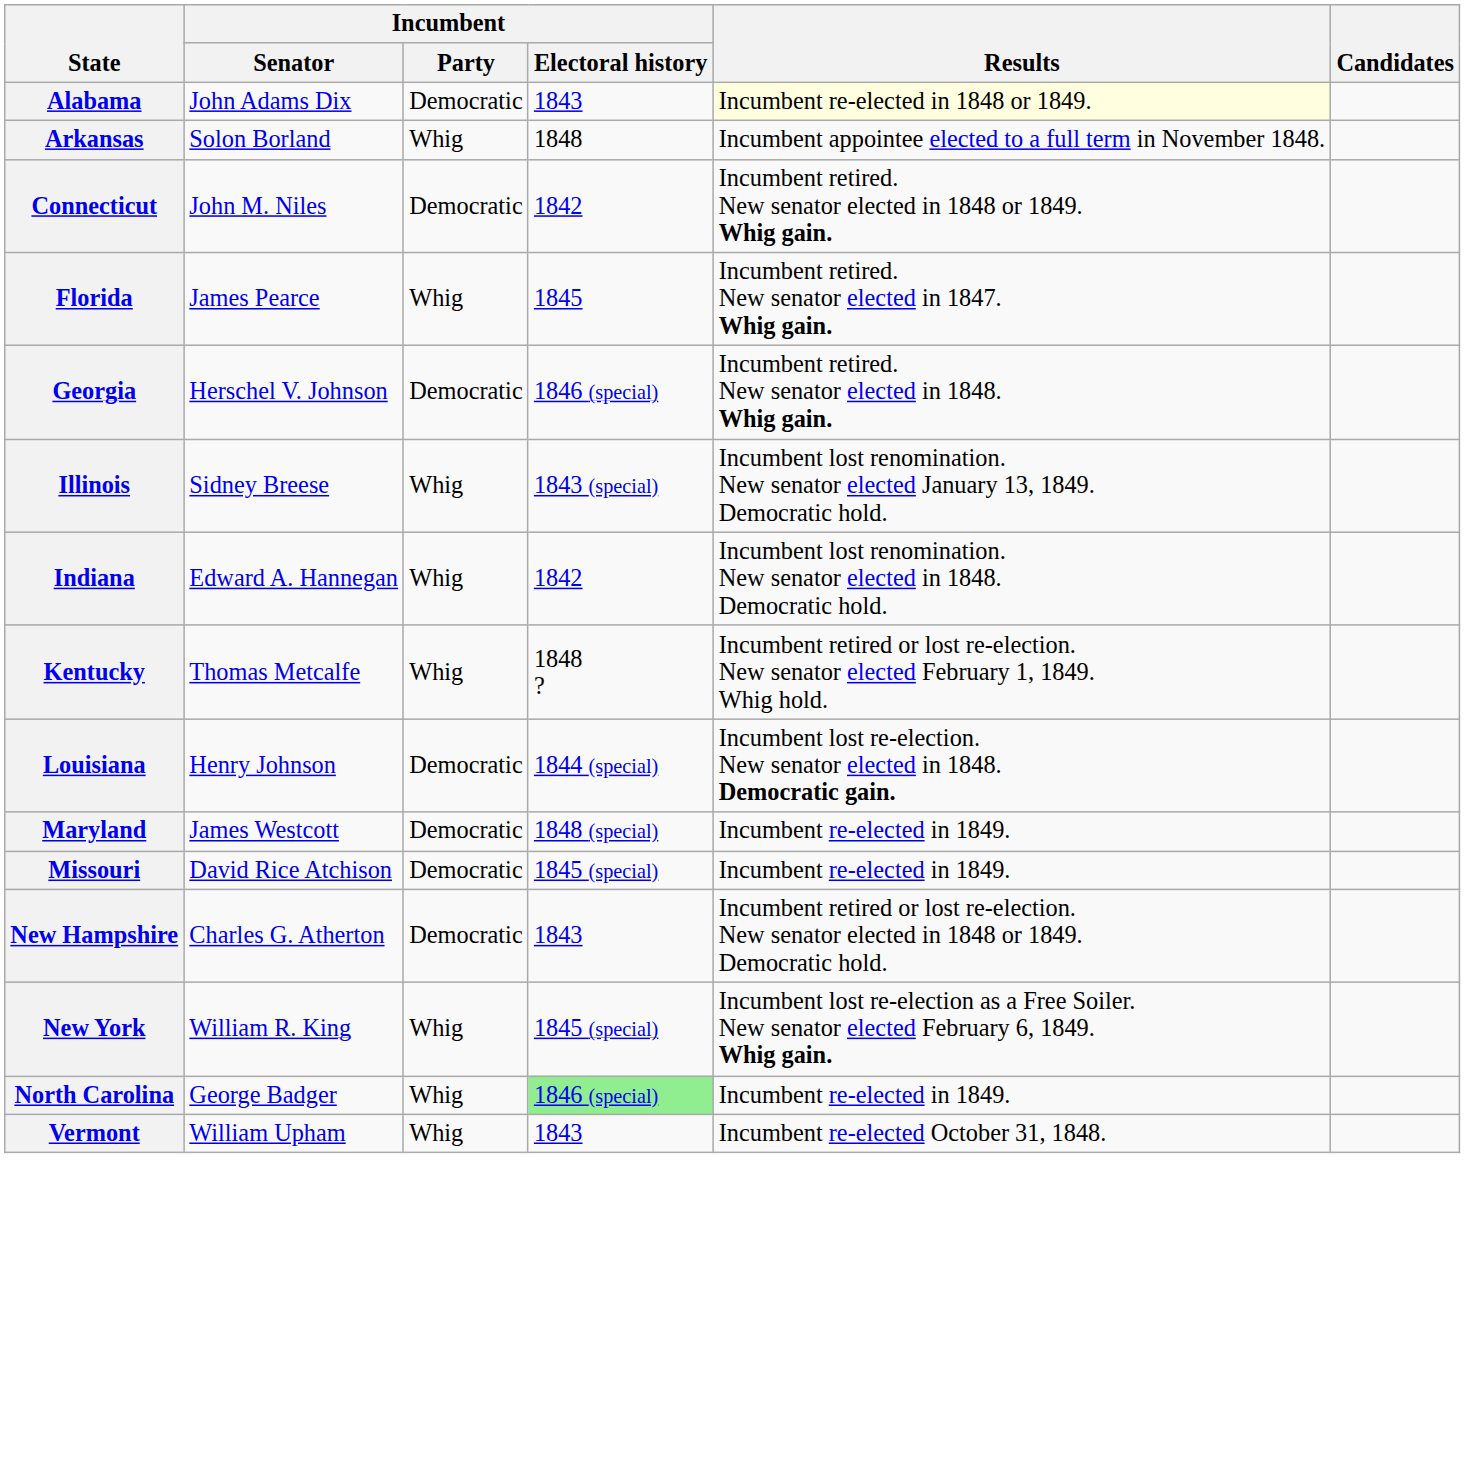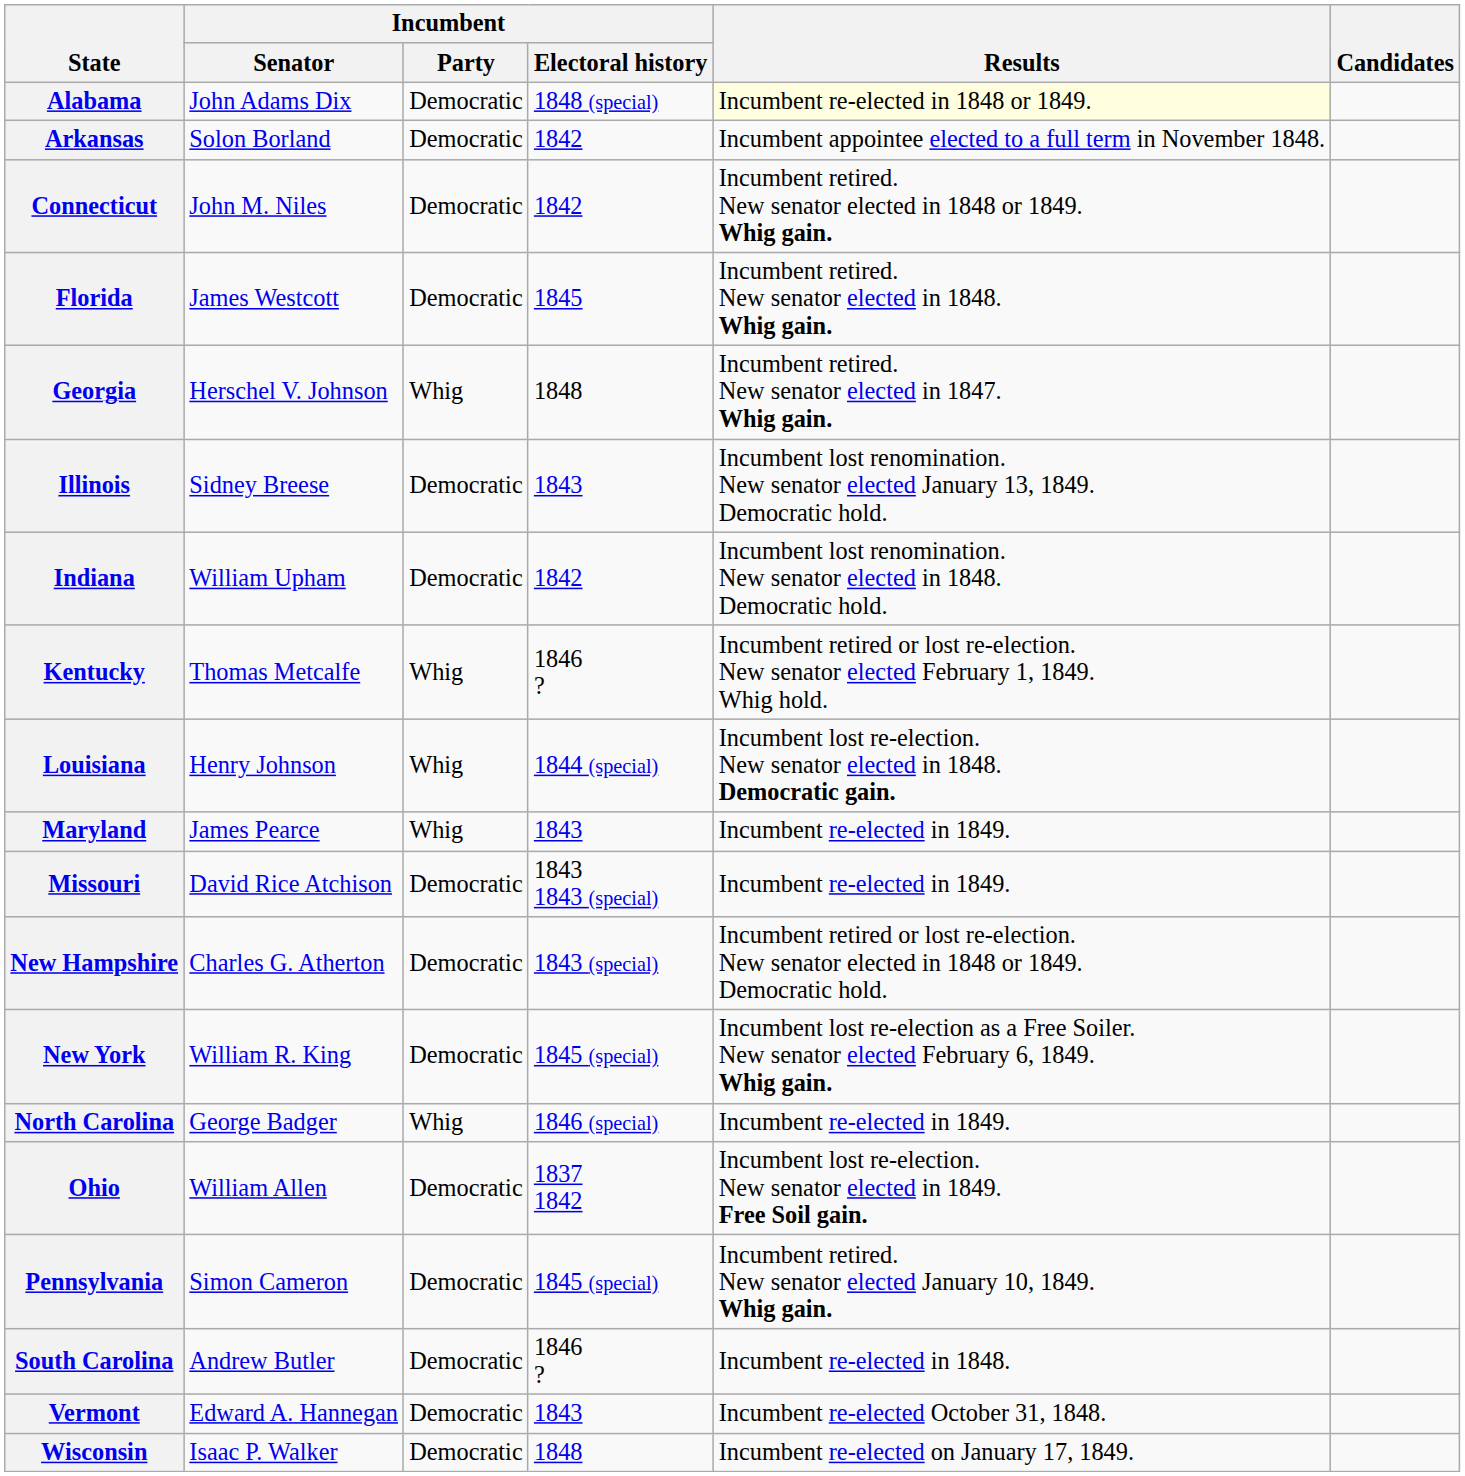(558, 100) 1843 -> (596, 100) 1848 (special)
(436, 139) Whig -> (466, 139) Democratic
(558, 139) 1848 -> (558, 139) 1842
(255, 298) James Pearce -> (264, 298) James Westcott
(436, 298) Whig -> (466, 298) Democratic
(860, 298) Incumbent retired. New senator elected in 1847. Whig gain. -> (860, 298) Incumbent retired. New senator elected in 1848. Whig gain.
(466, 392) Democratic -> (436, 392) Whig
(596, 392) 1846 (special) -> (558, 392) 1848
(860, 392) Incumbent retired. New senator elected in 1848. Whig gain. -> (860, 392) Incumbent retired. New senator elected in 1847. Whig gain.
(436, 485) Whig -> (466, 485) Democratic
(596, 485) 1843 (special) -> (558, 485) 1843
(294, 578) Edward A. Hannegan -> (268, 578) William Upham
(436, 578) Whig -> (466, 578) Democratic
(558, 671) 1848 ? -> (558, 671) 1846 ?
(466, 765) Democratic -> (436, 765) Whig
(264, 831) James Westcott -> (255, 831) James Pearce
(466, 831) Democratic -> (436, 831) Whig
(596, 831) 1848 (special) -> (558, 831) 1843
(596, 869) 1845 (special) -> (596, 883) 1843 1843 (special)
(558, 935) 1843 -> (596, 962) 1843 (special)
(436, 1028) Whig -> (466, 1056) Democratic
(596, 1094) lightgreen background -> (596, 1122) no background
+ row: (94, 1188)
+ row: (94, 1281)
+ row: (94, 1361)
(268, 1133) William Upham -> (294, 1413) Edward A. Hannegan
(436, 1133) Whig -> (466, 1413) Democratic
+ row: (94, 1451)
